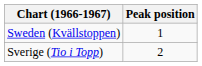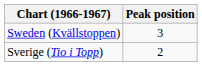(160, 33) 1 -> (160, 33) 3
